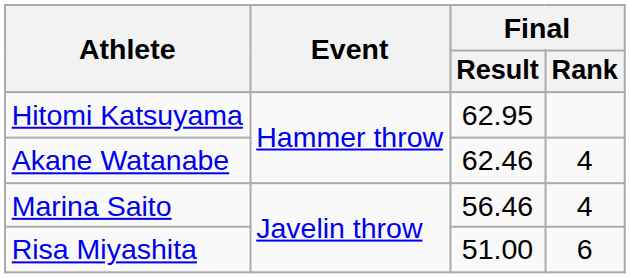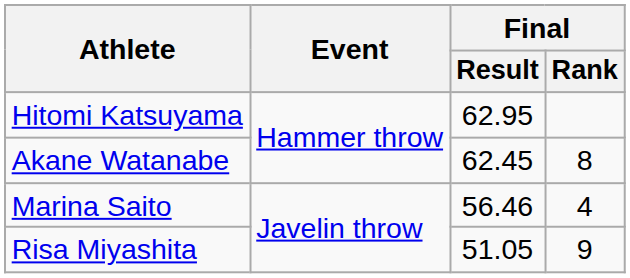(497, 161) 62.46 -> (497, 161) 62.45
(585, 161) 4 -> (585, 161) 8
(497, 251) 51.00 -> (497, 251) 51.05
(585, 251) 6 -> (585, 251) 9
